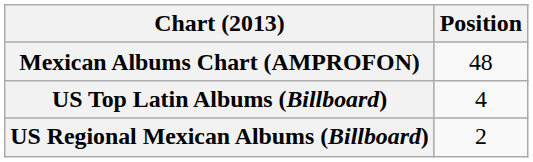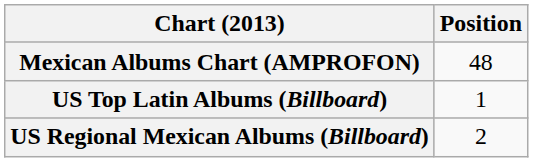(481, 99) 4 -> (481, 99) 1
